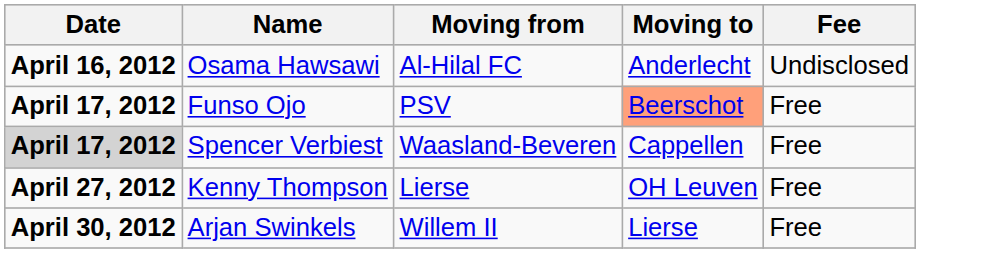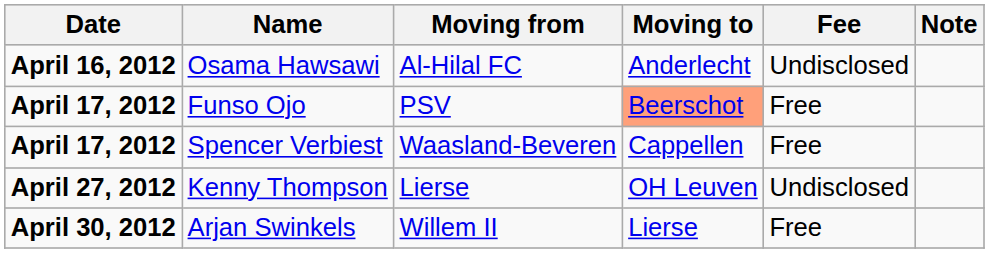+ column: (949, 24)
(93, 146) lightgrey background -> (93, 146) no background
(796, 187) Free -> (839, 187) Undisclosed
